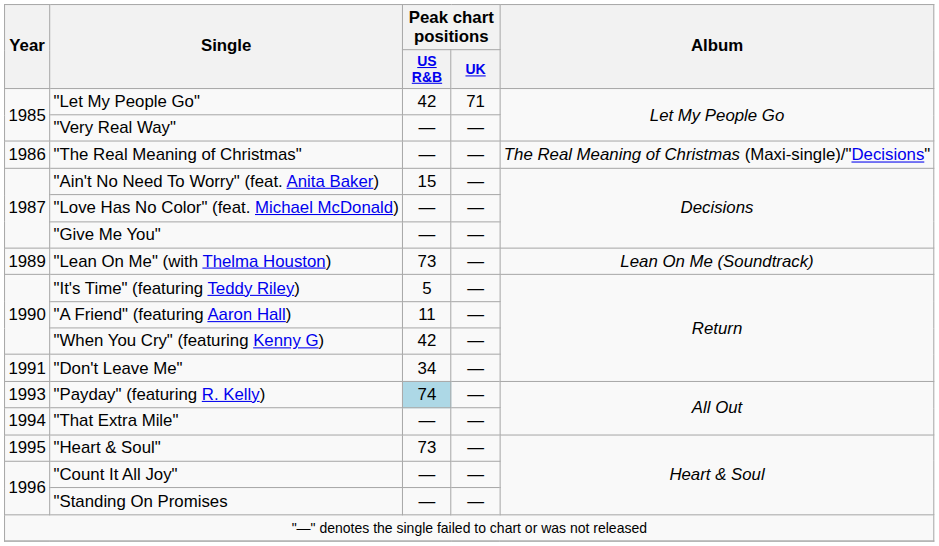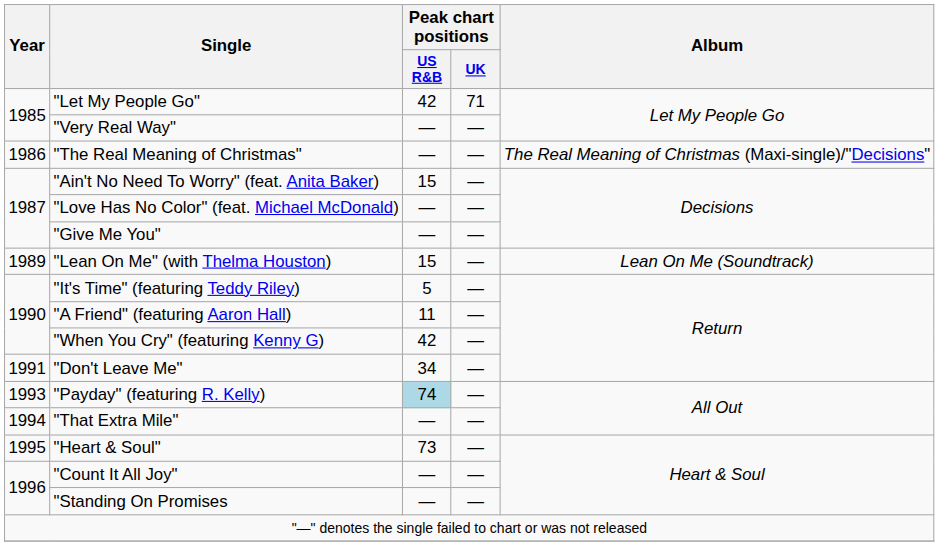(427, 261) 73 -> (427, 261) 15
